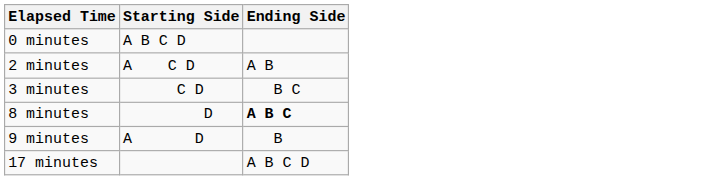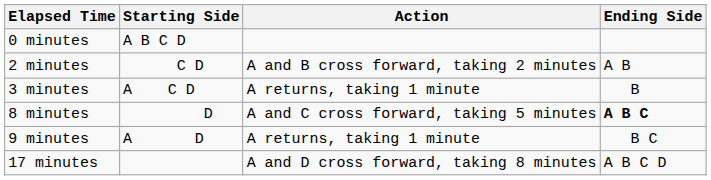+ column: (422, 17)
(159, 65) A C D -> (163, 65) C D
(163, 90) C D -> (159, 90) A C D
(274, 90) B C -> (622, 90) B
(265, 139) B -> (631, 139) B C
